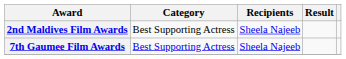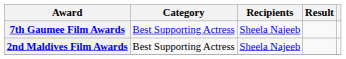rows swapped: (67, 29) <-> (67, 46)
